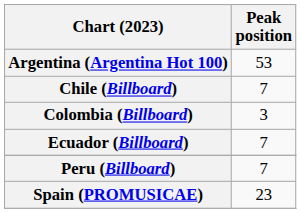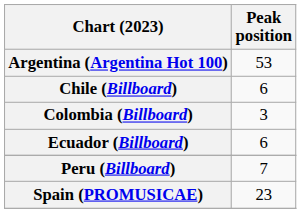(264, 89) 7 -> (264, 89) 6
(264, 141) 7 -> (264, 141) 6
